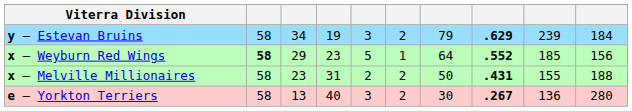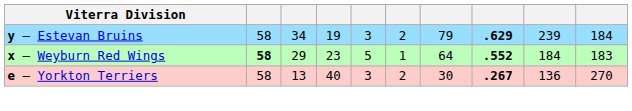(550, 55) 185 -> (550, 55) 184
(602, 55) 156 -> (602, 55) 183
- row: (101, 76)
(602, 96) 280 -> (602, 76) 270
